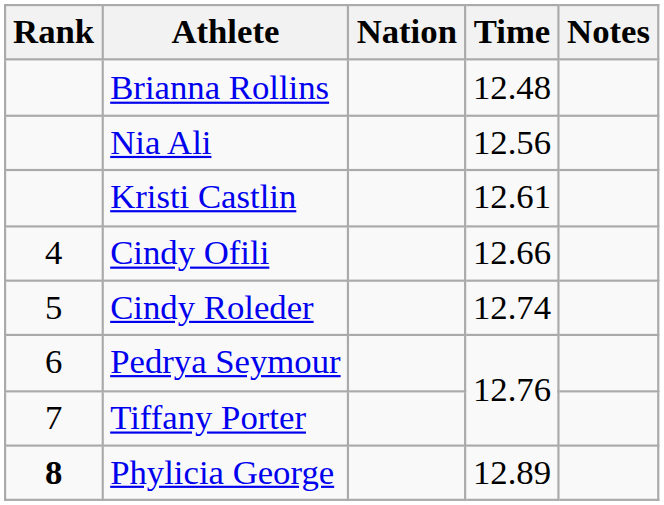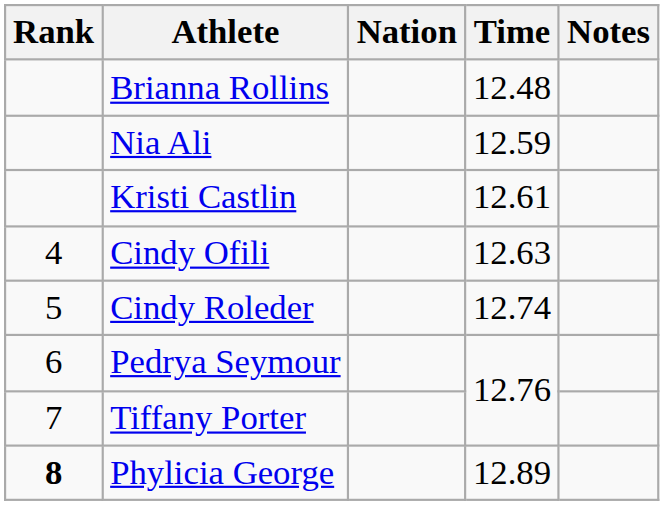(512, 142) 12.56 -> (512, 142) 12.59
(512, 252) 12.66 -> (512, 252) 12.63
